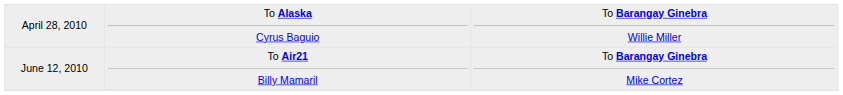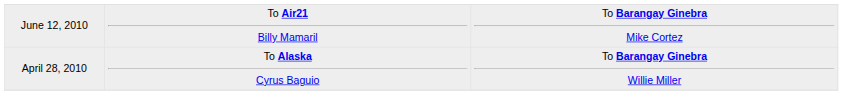rows swapped: (54, 25) <-> (54, 68)
